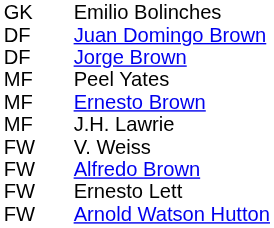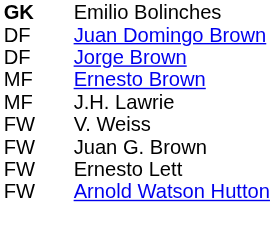(18, 12) normal -> (19, 12) bold
- row: (121, 79)
- row: (137, 169)
+ row: (140, 147)
